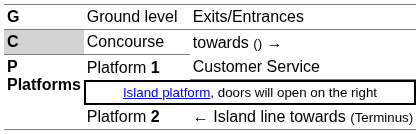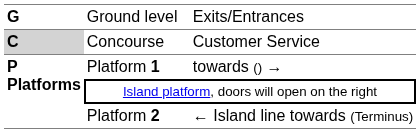(238, 42) towards () → -> (256, 42) Customer Service
(256, 66) Customer Service -> (238, 66) towards () →
